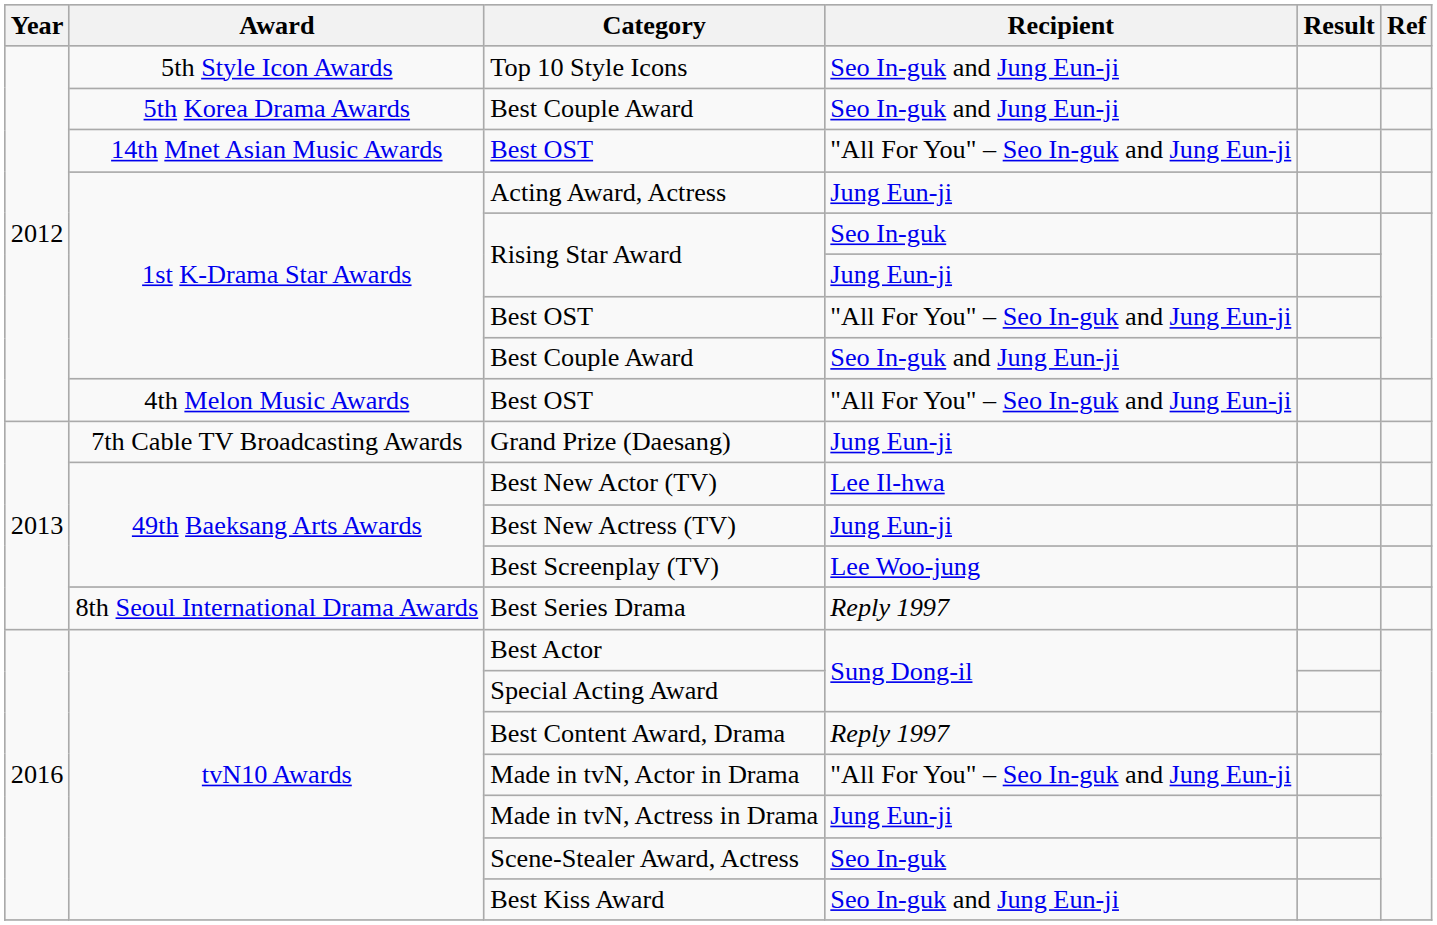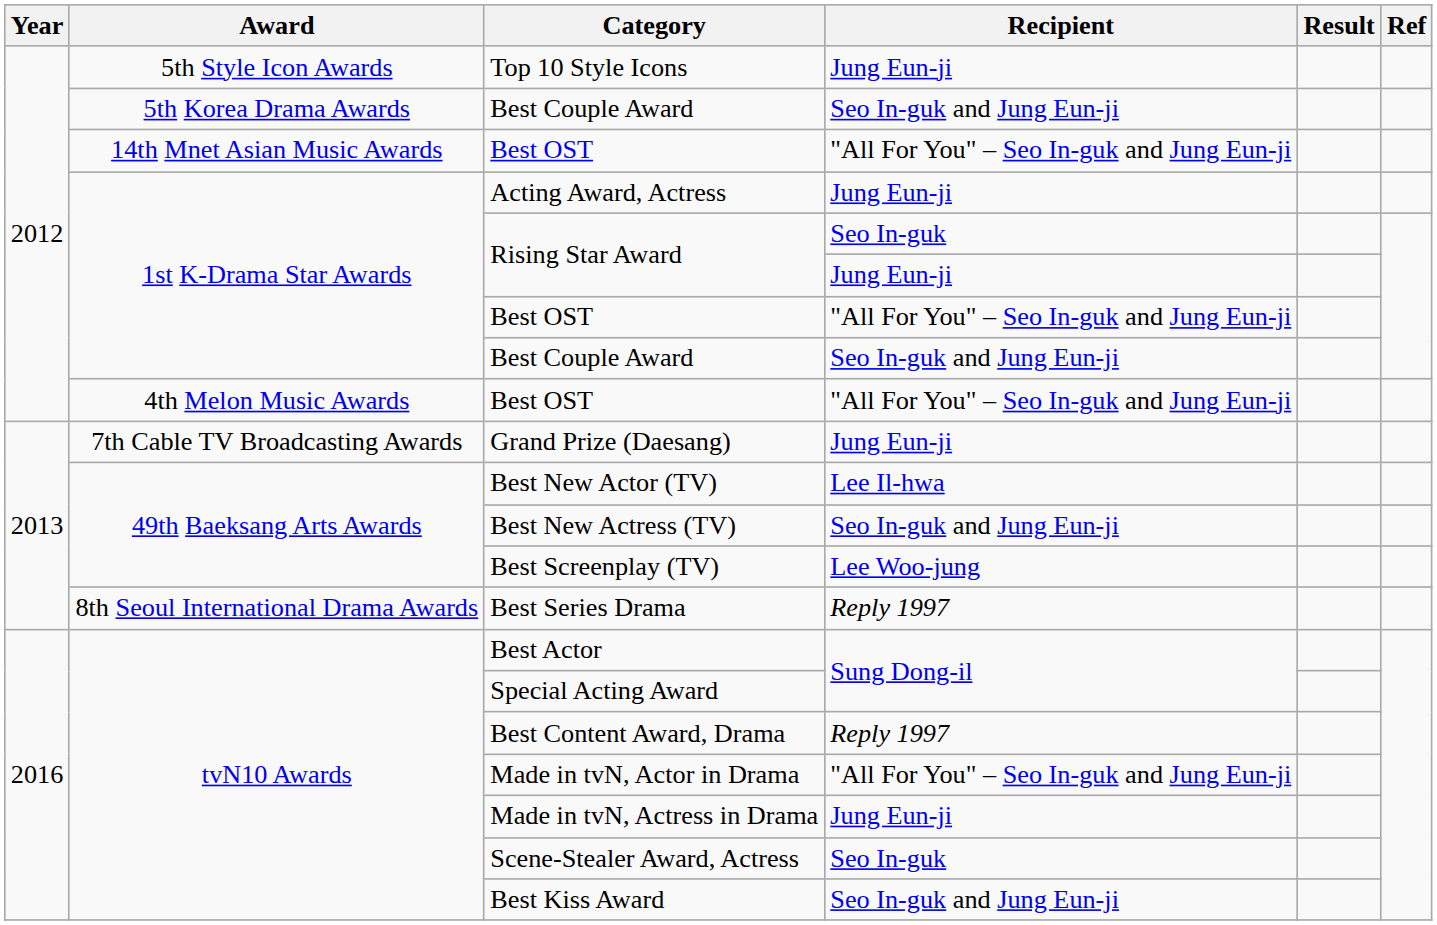(975, 66) Seo In-guk and Jung Eun-ji -> (891, 66) Jung Eun-ji
(891, 524) Jung Eun-ji -> (975, 524) Seo In-guk and Jung Eun-ji
